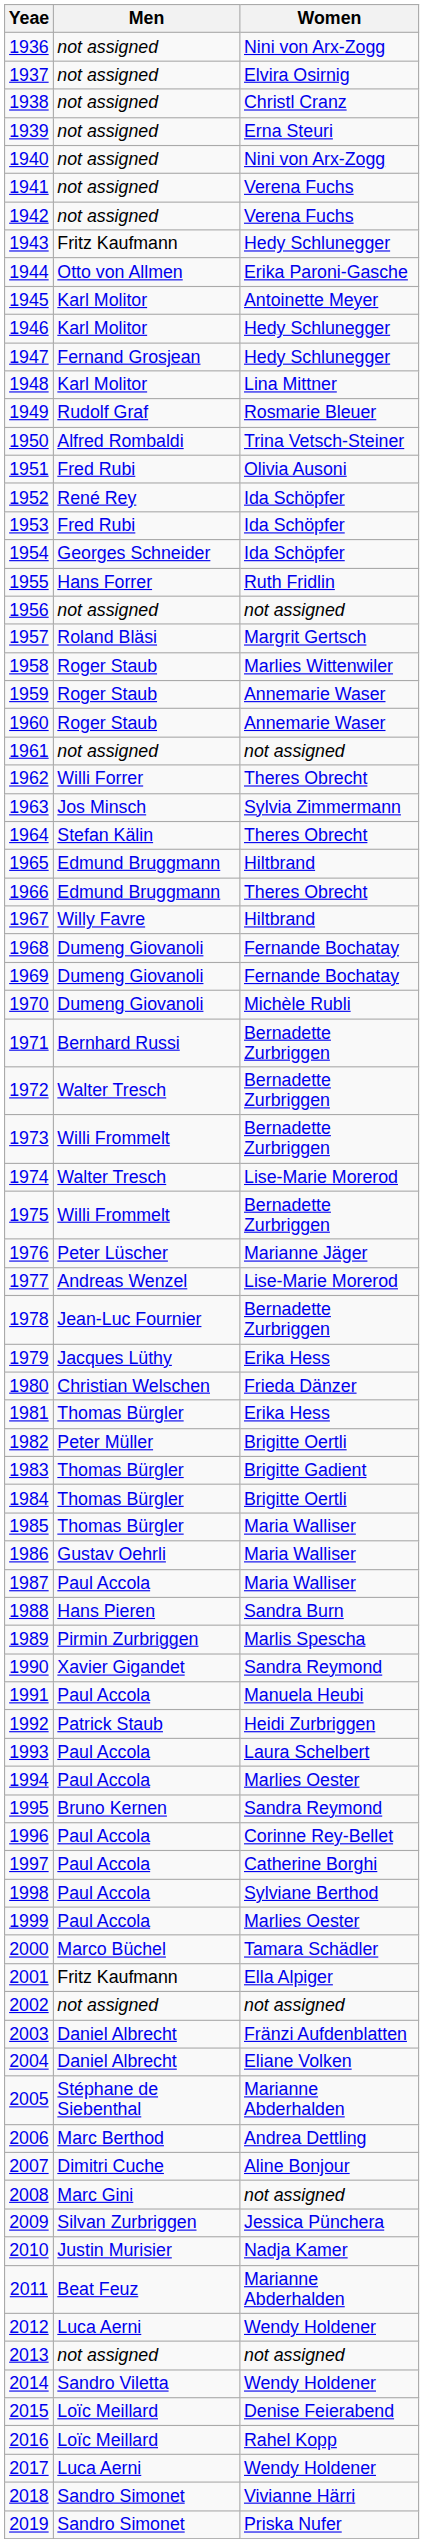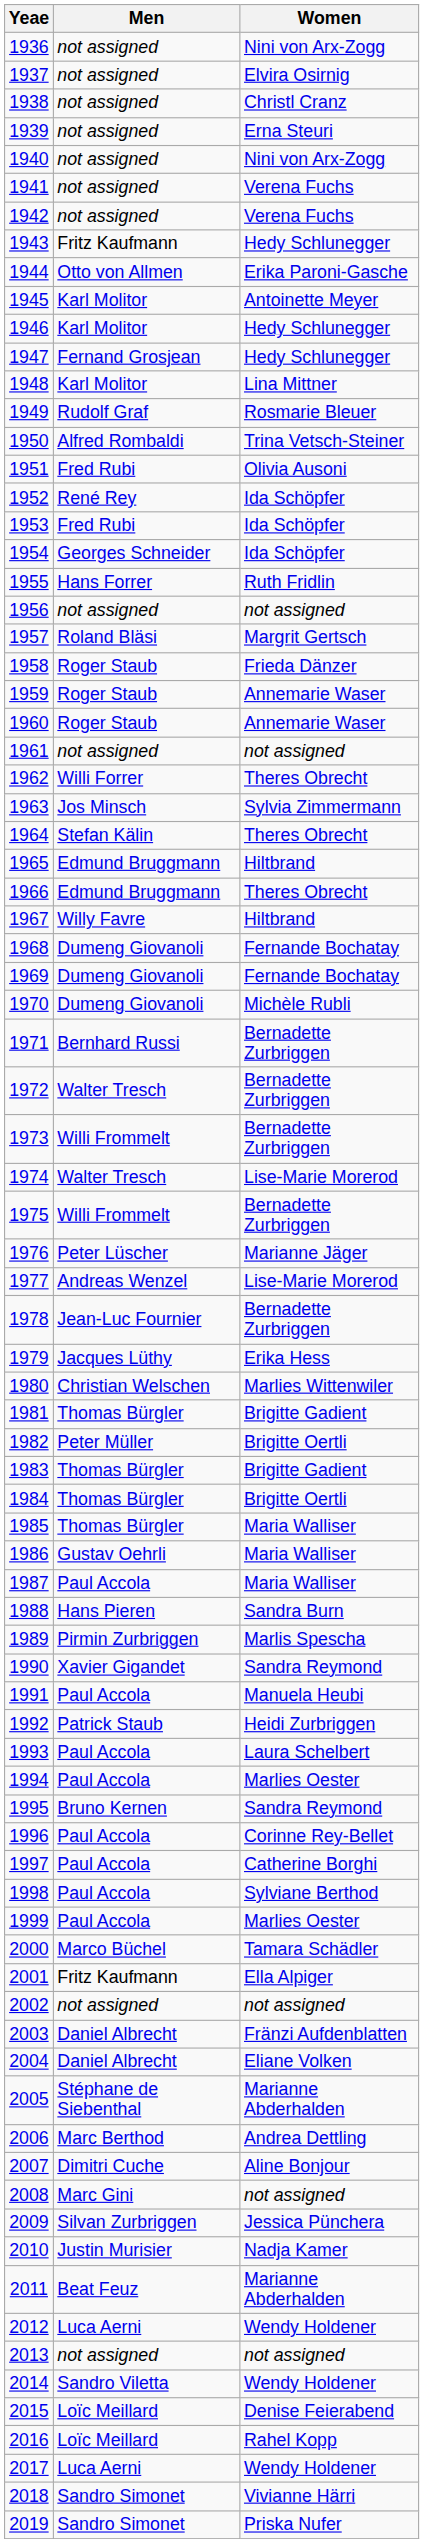(319, 666) Marlies Wittenwiler -> (300, 666) Frieda Dänzer
(300, 1385) Frieda Dänzer -> (319, 1385) Marlies Wittenwiler
(287, 1414) Erika Hess -> (305, 1414) Brigitte Gadient
